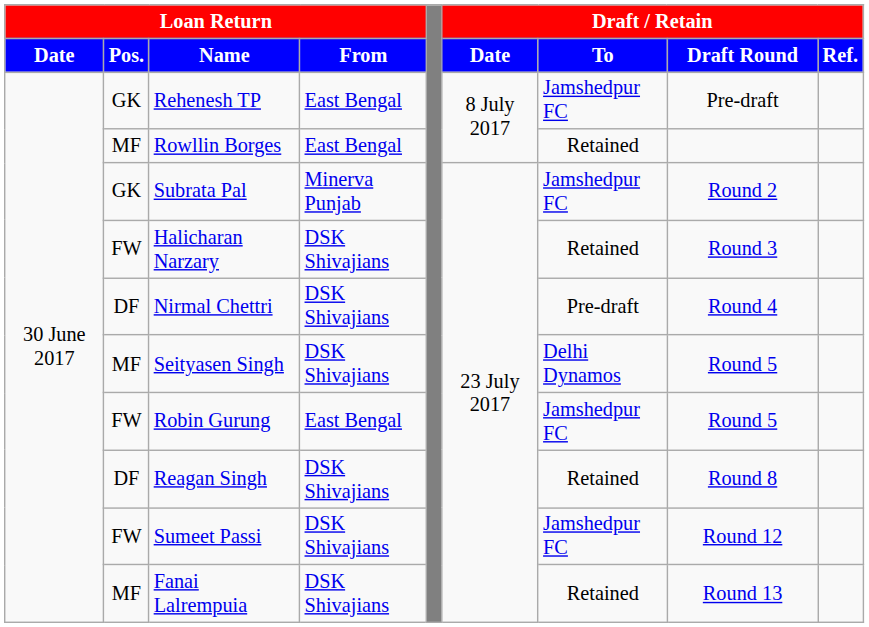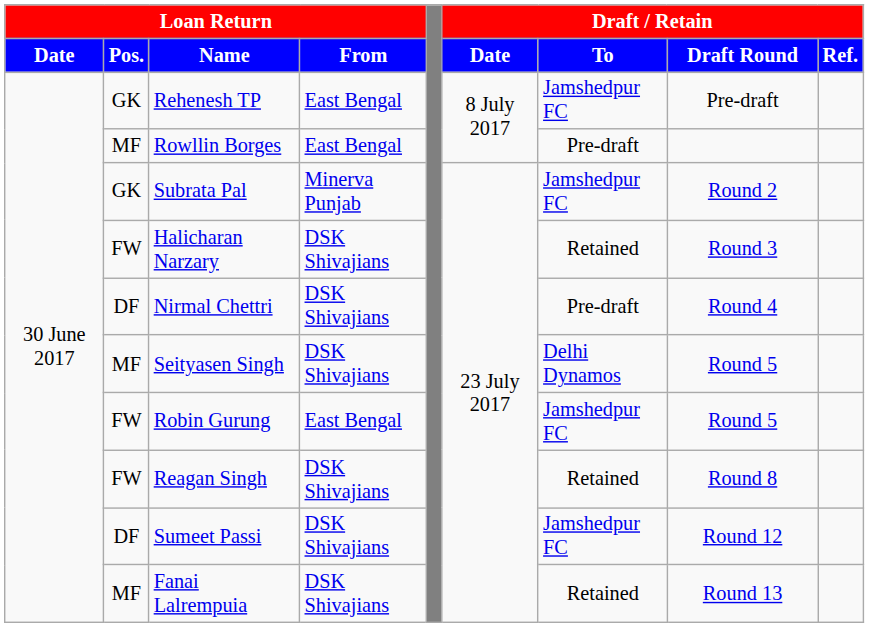(603, 146) Retained -> (603, 146) Pre-draft
(126, 478) DF -> (126, 478) FW
(126, 536) FW -> (126, 536) DF
